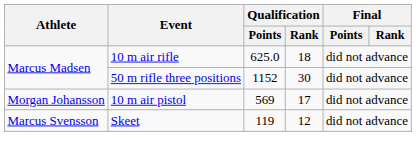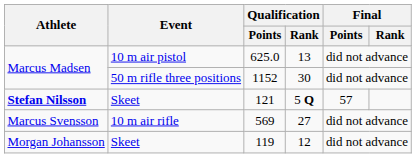(145, 57) 10 m air rifle -> (148, 57) 10 m air pistol
(304, 57) 18 -> (304, 57) 13
+ row: (265, 99)
(56, 99) Morgan Johansson -> (53, 121) Marcus Svensson
(148, 99) 10 m air pistol -> (145, 121) 10 m air rifle
(304, 99) 17 -> (304, 121) 27
(53, 121) Marcus Svensson -> (56, 142) Morgan Johansson
